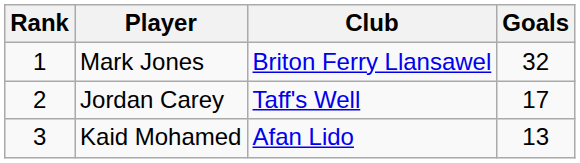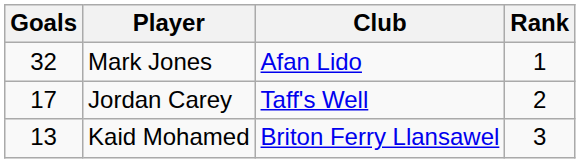columns swapped: (40, 23) <-> (536, 23)
(372, 61) Briton Ferry Llansawel -> (311, 61) Afan Lido
(303, 137) Afan Lido -> (380, 137) Briton Ferry Llansawel
